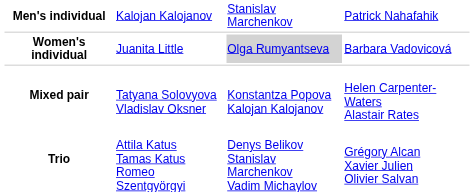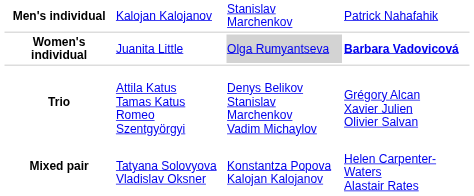(398, 48) normal -> (401, 48) bold
rows swapped: (59, 95) <-> (59, 159)
